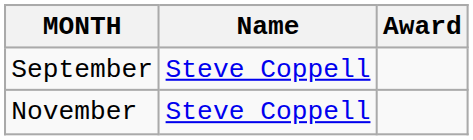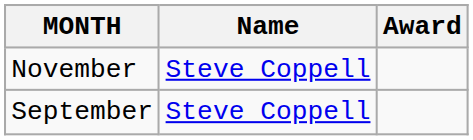rows swapped: (82, 69) <-> (74, 112)
